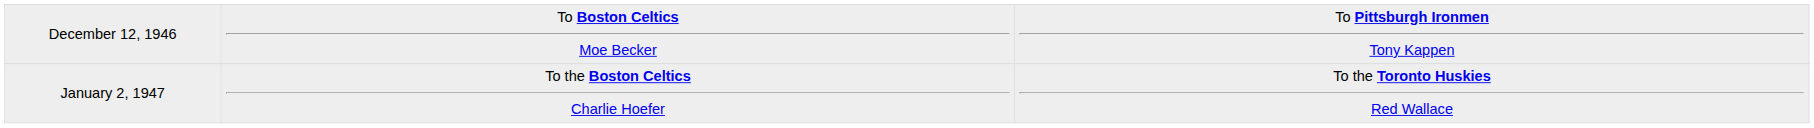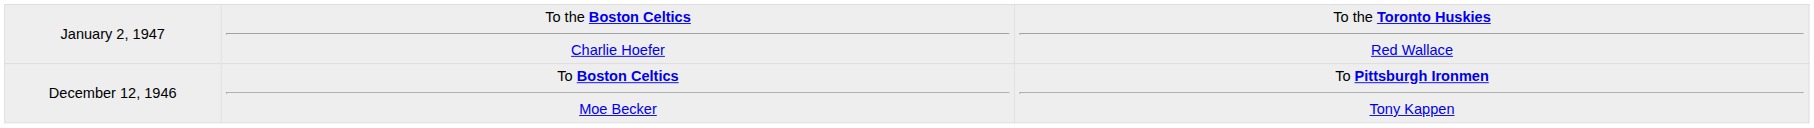rows swapped: (113, 34) <-> (113, 93)
